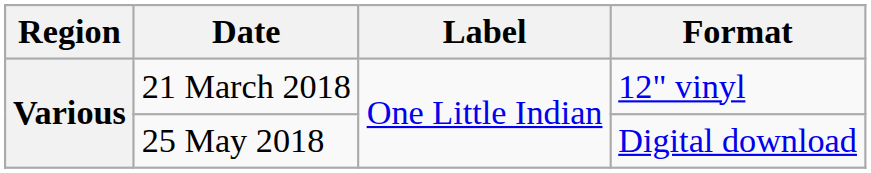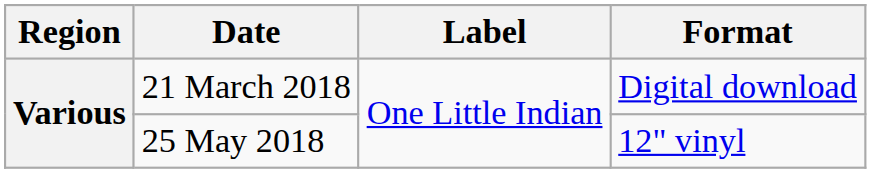(682, 85) 12" vinyl -> (738, 85) Digital download
(738, 140) Digital download -> (682, 140) 12" vinyl
